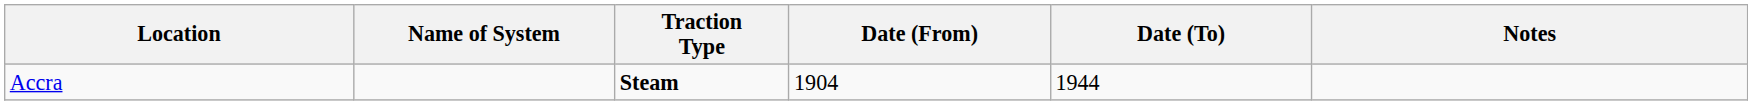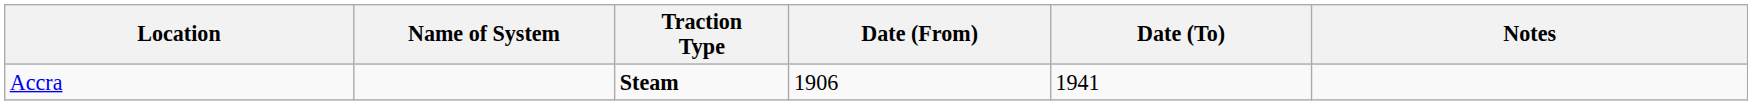(816, 81) 1904 -> (816, 81) 1906
(1078, 81) 1944 -> (1078, 81) 1941
